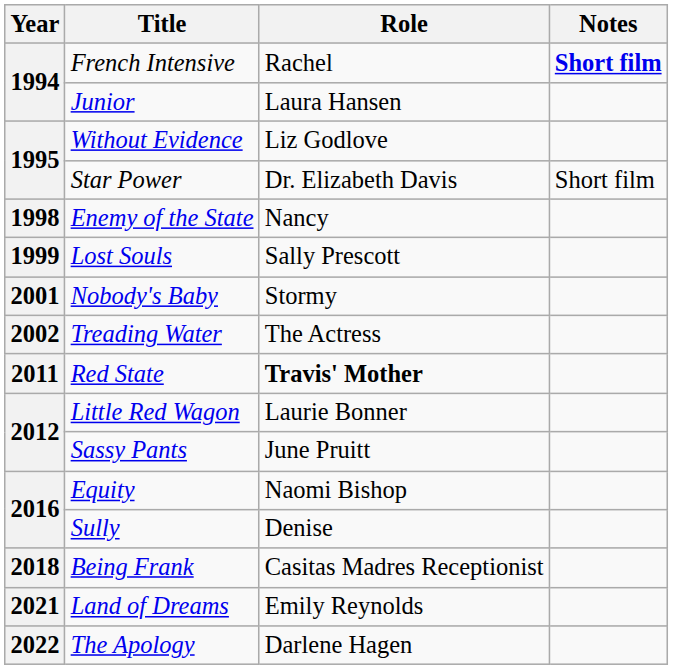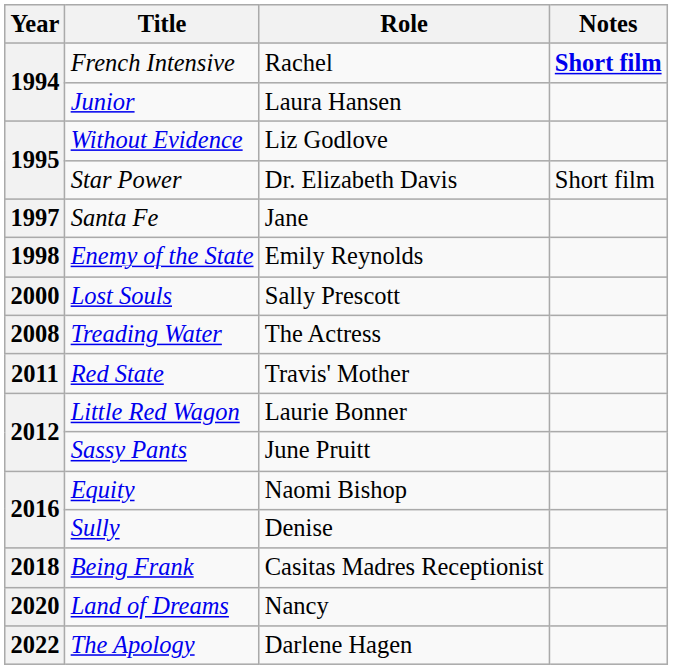+ row: (115, 218)
(297, 218) Nancy -> (344, 256) Emily Reynolds
(35, 256) 1999 -> (35, 295) 2000
- row: (144, 295)
(35, 334) 2002 -> (35, 334) 2008
(344, 373) bold -> (337, 373) normal
(35, 606) 2021 -> (35, 606) 2020
(344, 606) Emily Reynolds -> (297, 606) Nancy
